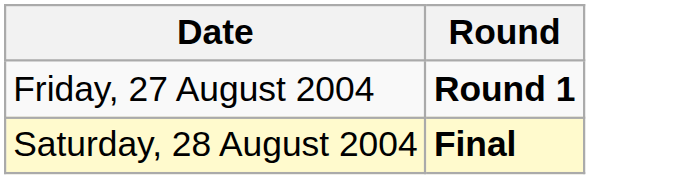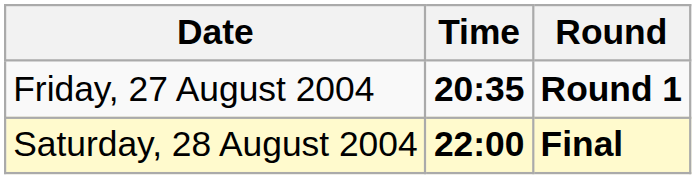+ column: (479, 32)
